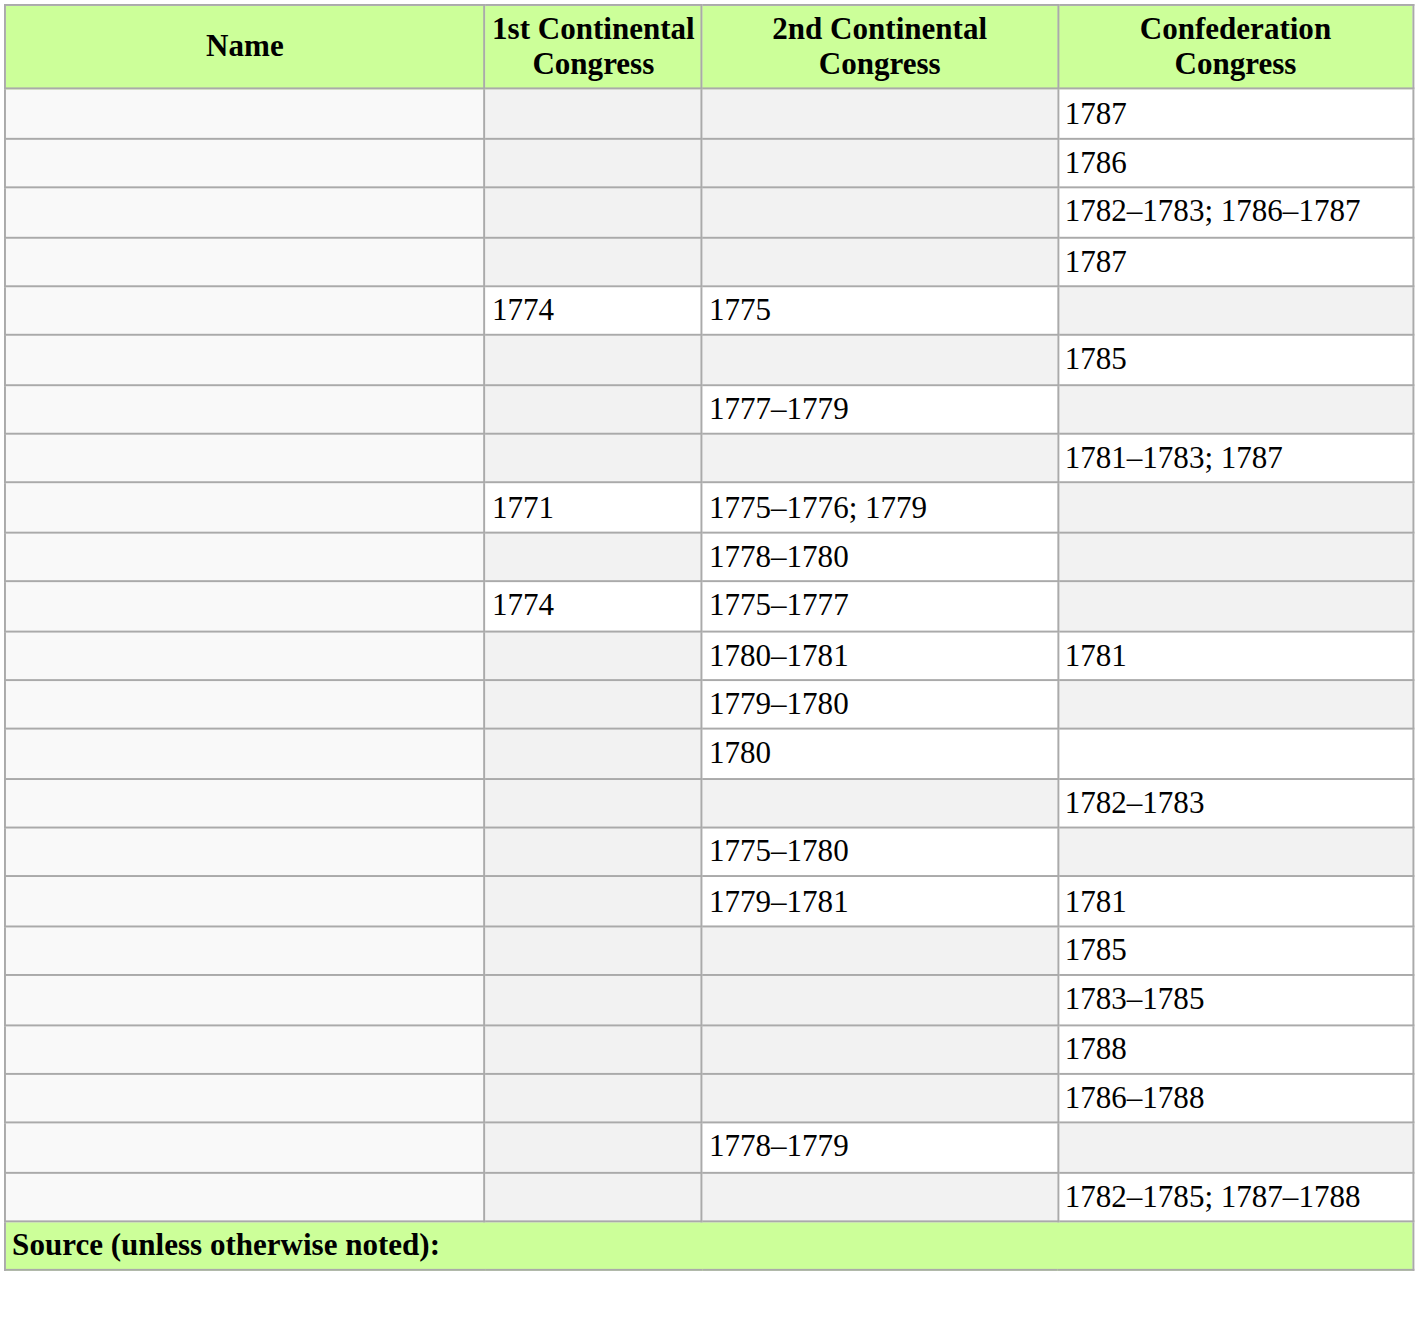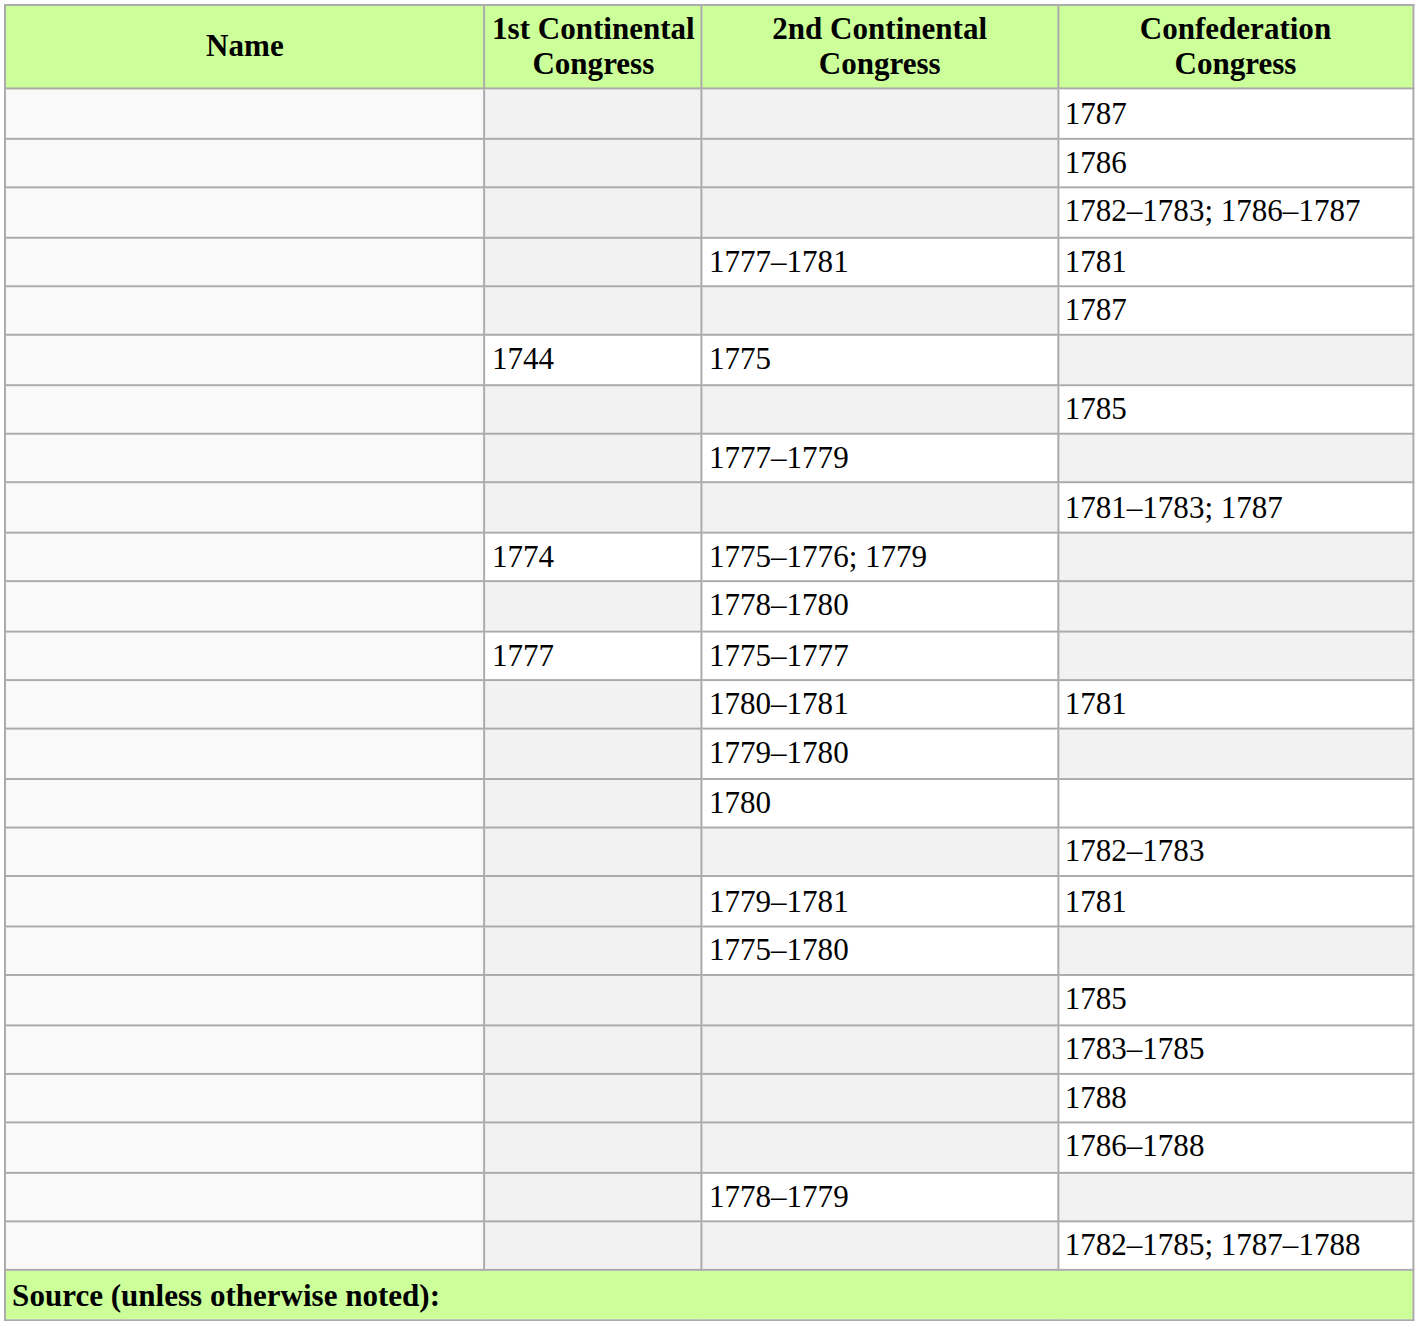+ row: (779, 260)
(523, 310) 1774 -> (523, 359) 1744
(523, 507) 1771 -> (523, 556) 1774
(523, 605) 1774 -> (523, 654) 1777
rows swapped: (779, 851) <-> (779, 900)
